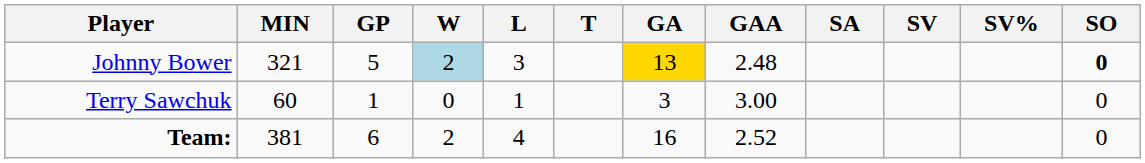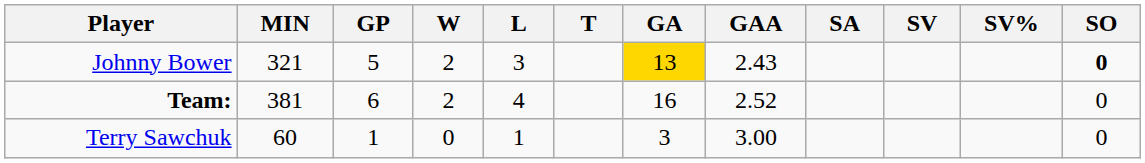(448, 61) lightblue background -> (448, 61) no background
(756, 61) 2.48 -> (756, 61) 2.43
rows swapped: (159, 99) <-> (199, 137)
